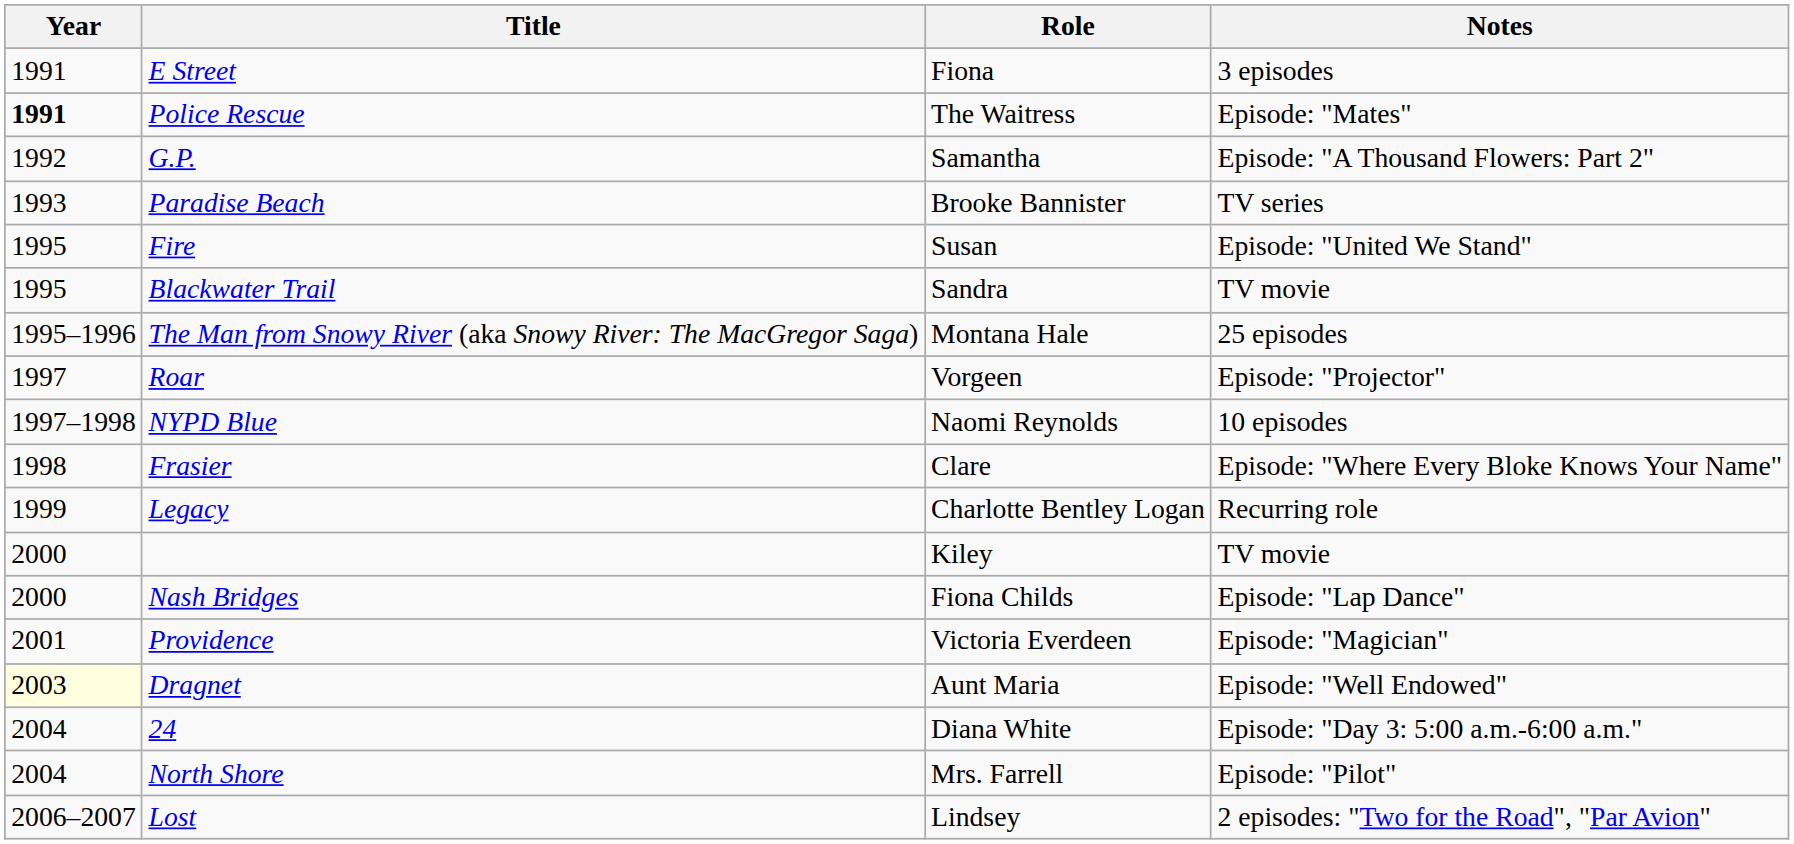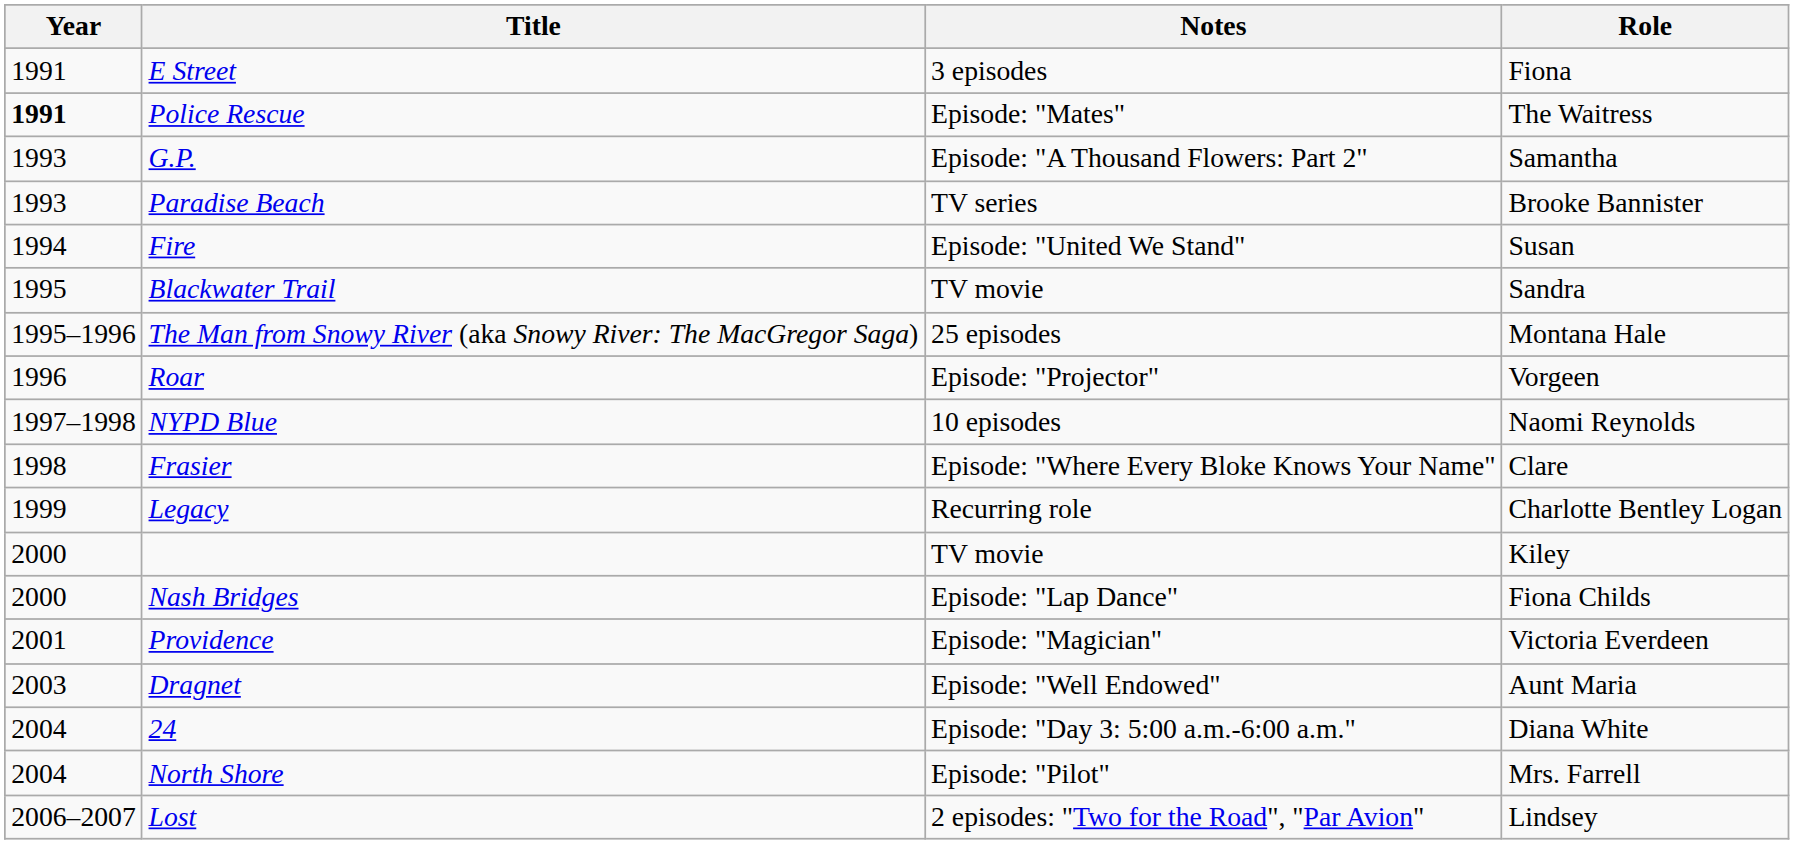columns swapped: (1068, 26) <-> (1500, 26)
(39, 158) 1992 -> (39, 158) 1993
(39, 245) 1995 -> (39, 245) 1994
(39, 377) 1997 -> (39, 377) 1996
(39, 684) lightyellow background -> (39, 684) no background
